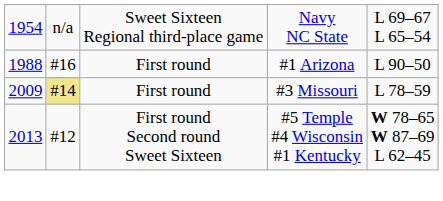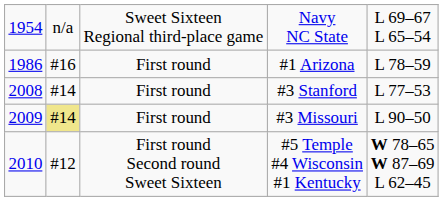(25, 63) 1988 -> (25, 63) 1986
(403, 63) L 90–50 -> (403, 63) L 78–59
+ row: (317, 90)
(403, 90) L 78–59 -> (403, 117) L 90–50
(25, 136) 2013 -> (25, 163) 2010
